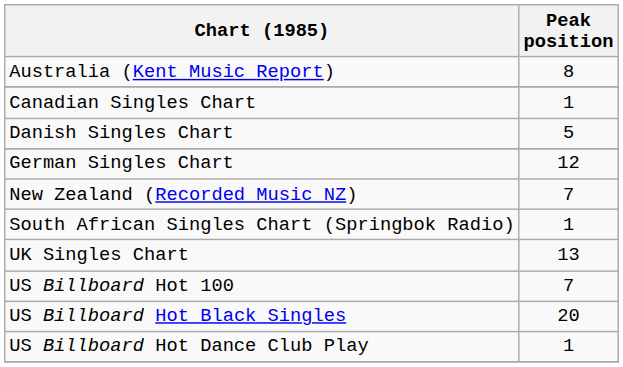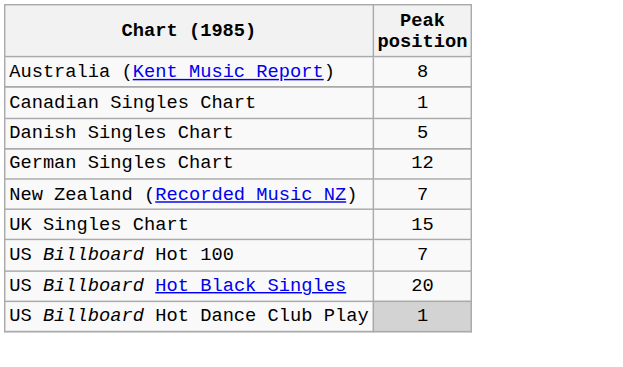- row: (262, 225)
(569, 255) 13 -> (423, 225) 15
(569, 347) no background -> (423, 316) lightgrey background
